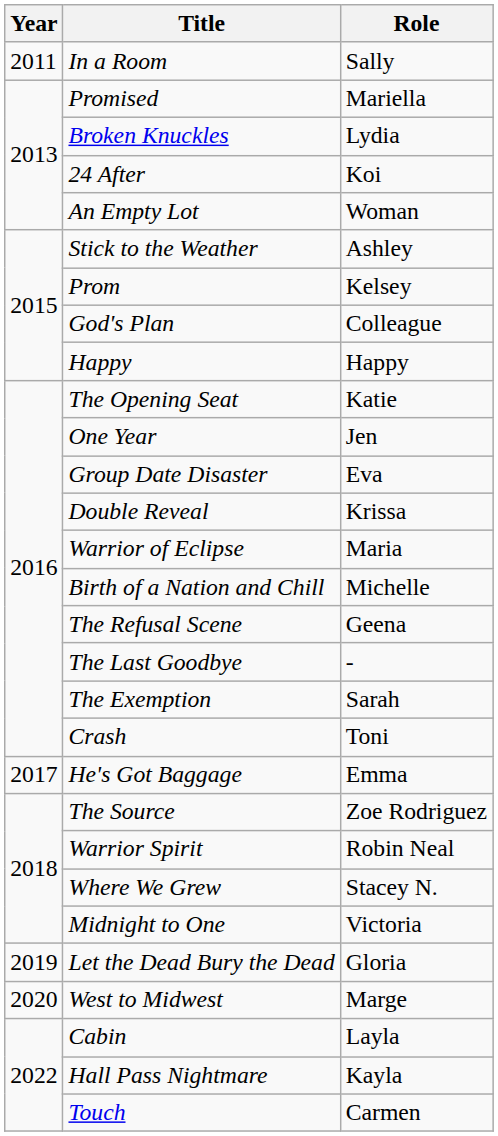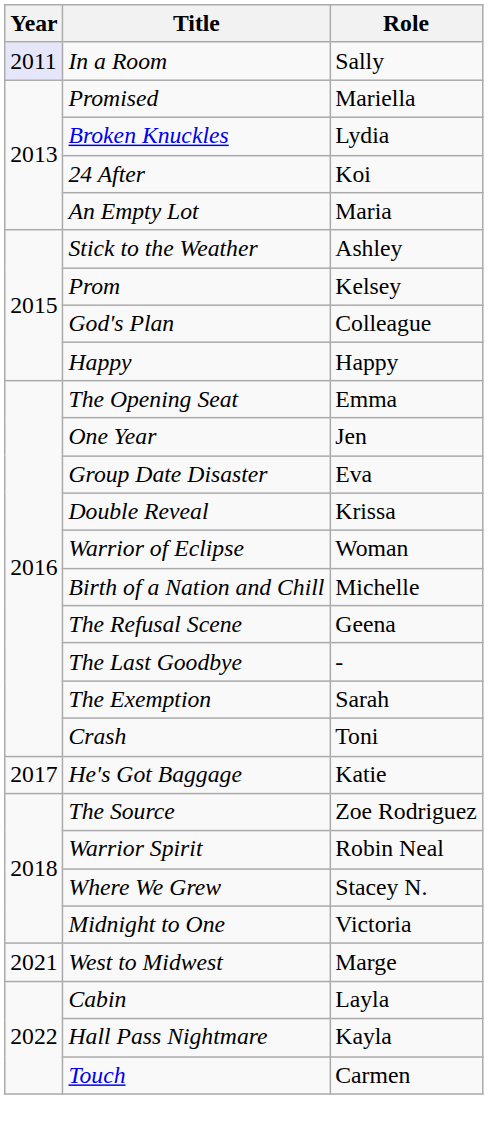(33, 60) no background -> (33, 60) lavender background
(382, 211) Woman -> (364, 211) Maria
(371, 398) Katie -> (366, 398) Emma
(374, 549) Maria -> (372, 549) Woman
(377, 774) Emma -> (361, 774) Katie
- row: (202, 962)
(34, 999) 2020 -> (34, 962) 2021
